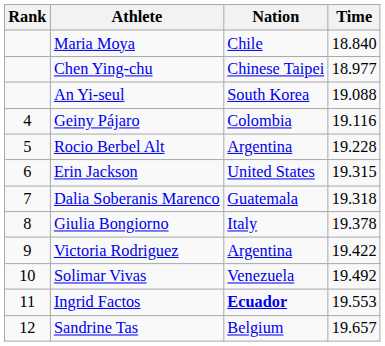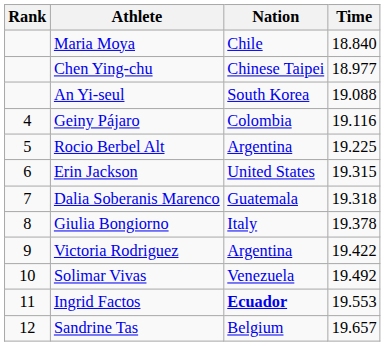(354, 146) 19.228 -> (354, 146) 19.225
